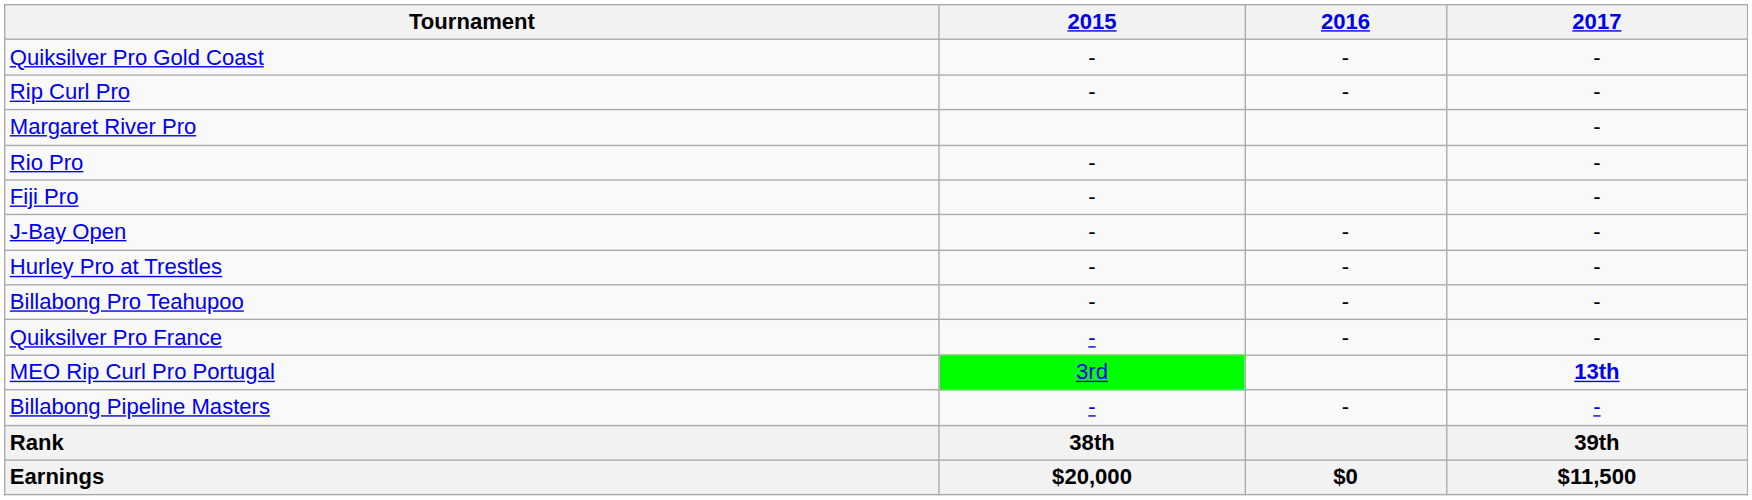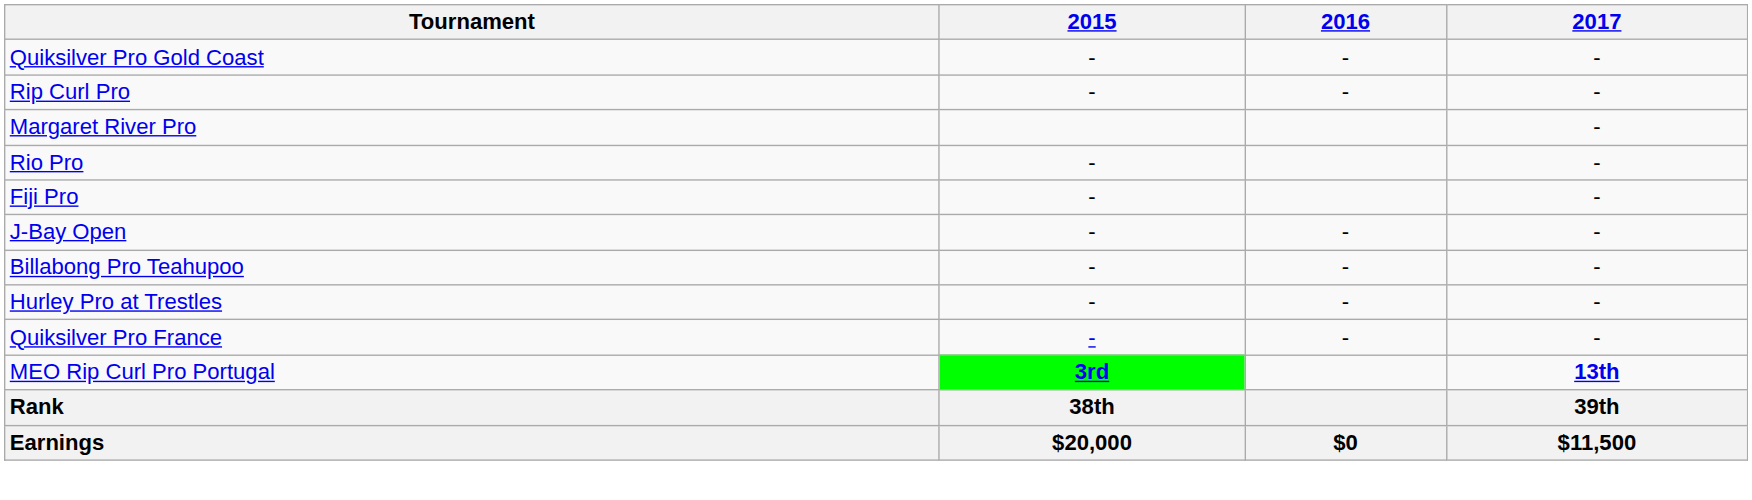rows swapped: (127, 302) <-> (116, 267)
(1092, 372) normal -> (1092, 372) bold
- row: (140, 407)
